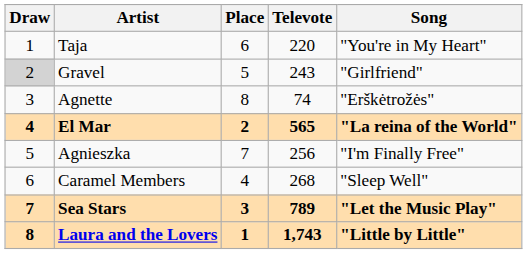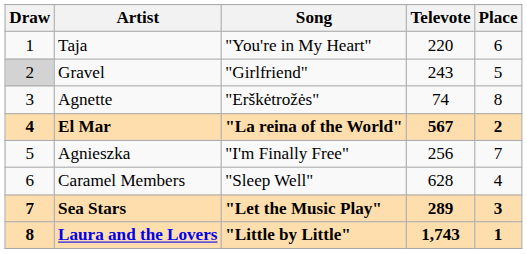columns swapped: (429, 18) <-> (245, 18)
(302, 126) 565 -> (441, 126) 567
(302, 180) 268 -> (441, 180) 628
(302, 208) 789 -> (441, 208) 289
